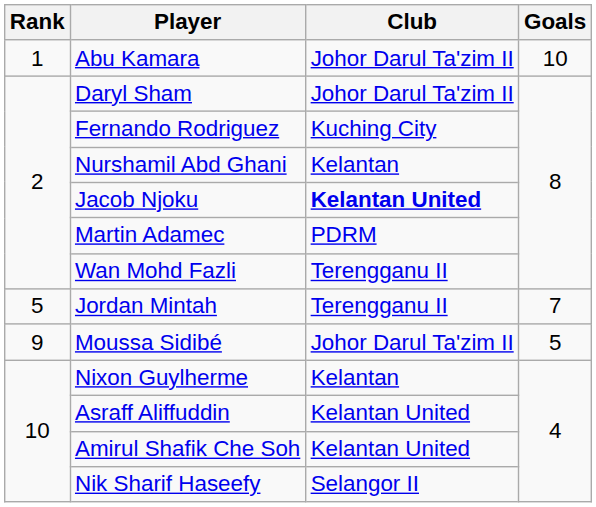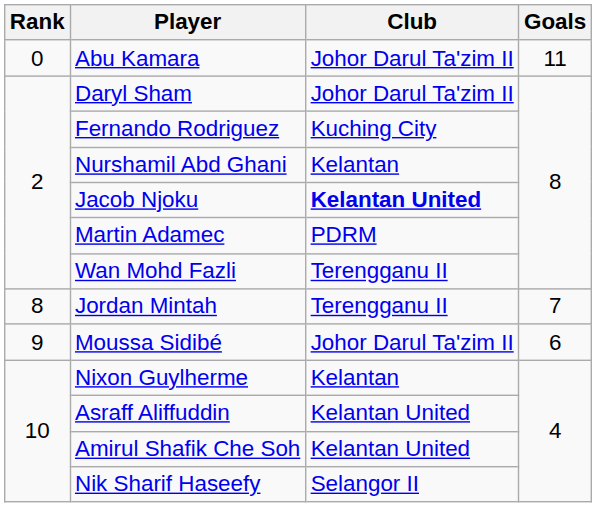(37, 57) 1 -> (37, 57) 0
(555, 57) 10 -> (555, 57) 11
(37, 306) 5 -> (37, 306) 8
(555, 341) 5 -> (555, 341) 6
